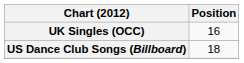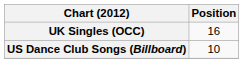(214, 49) 18 -> (214, 49) 10
